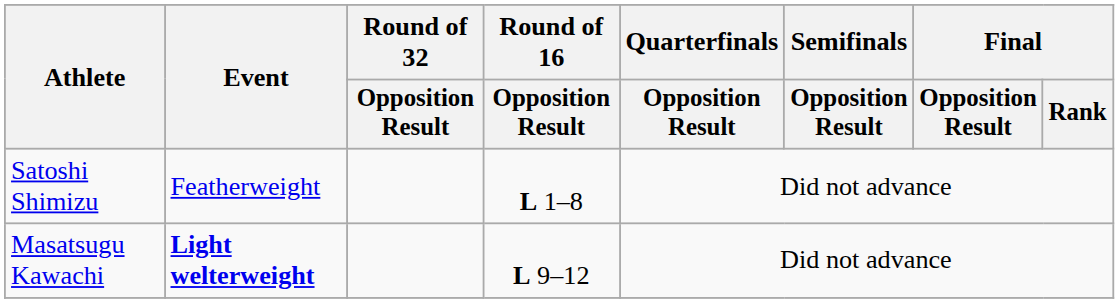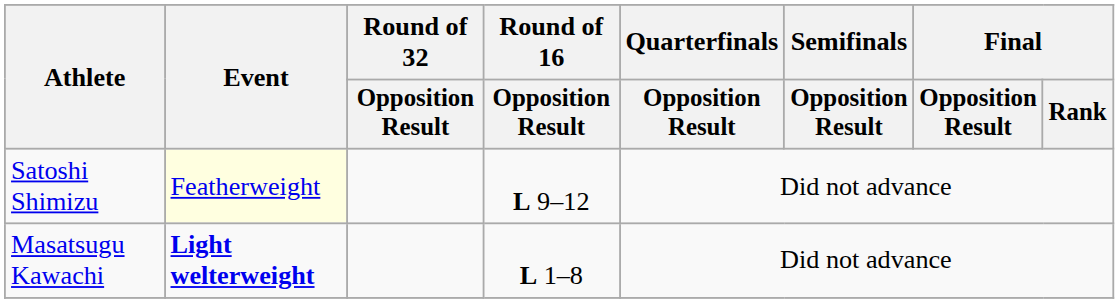(245, 186) no background -> (245, 186) lightyellow background
(551, 201) L 1–8 -> (551, 201) L 9–12
(551, 275) L 9–12 -> (551, 275) L 1–8
